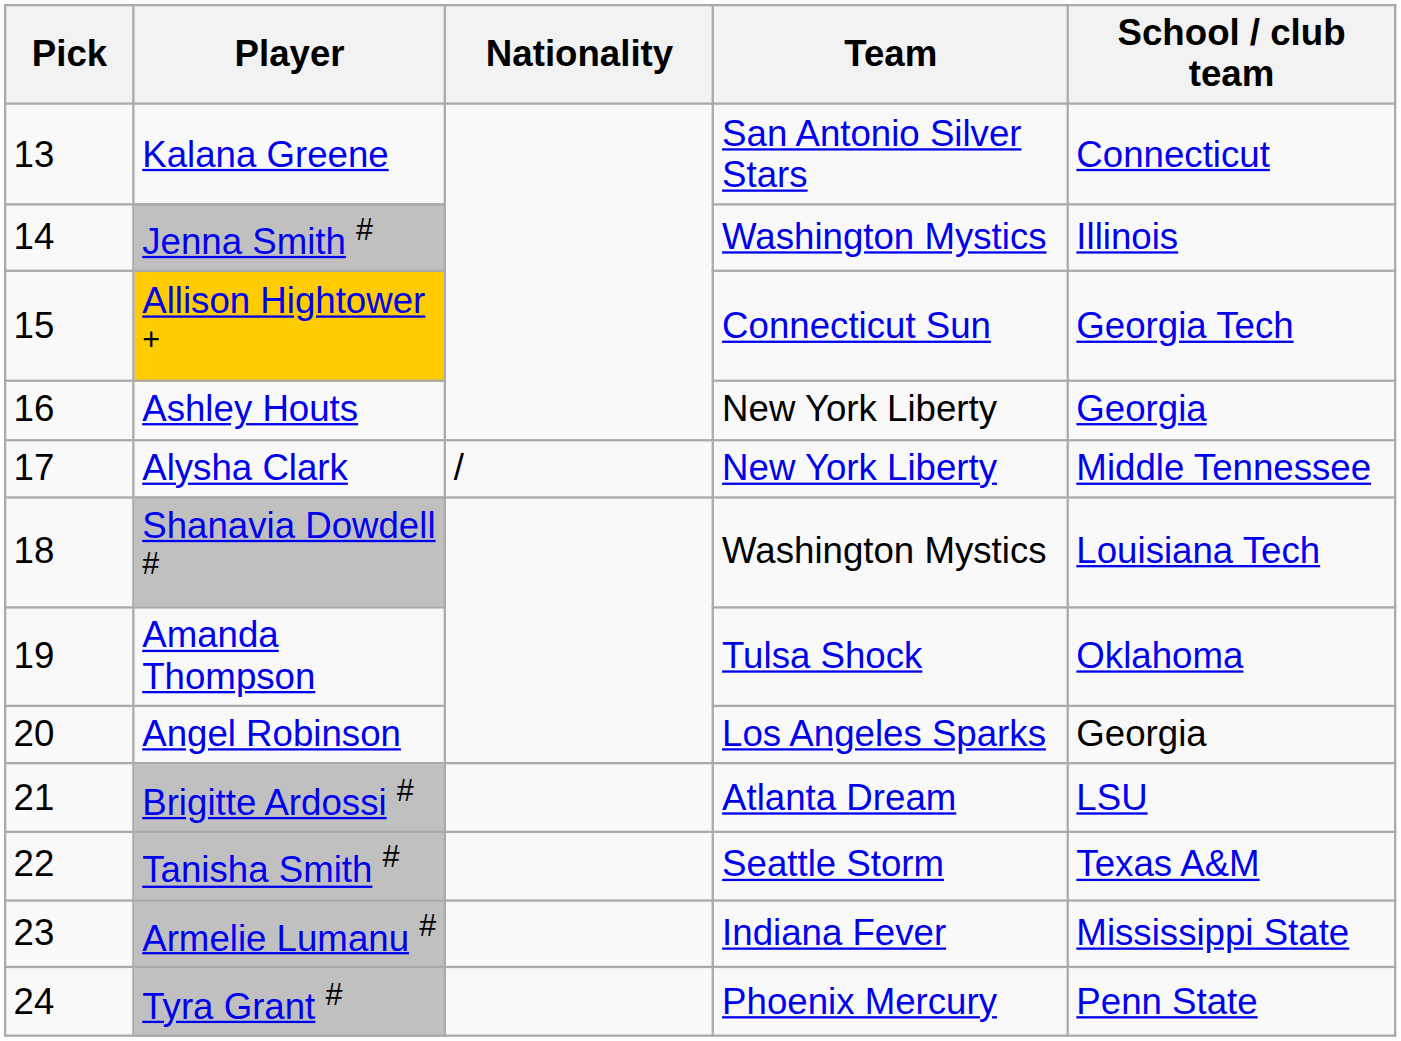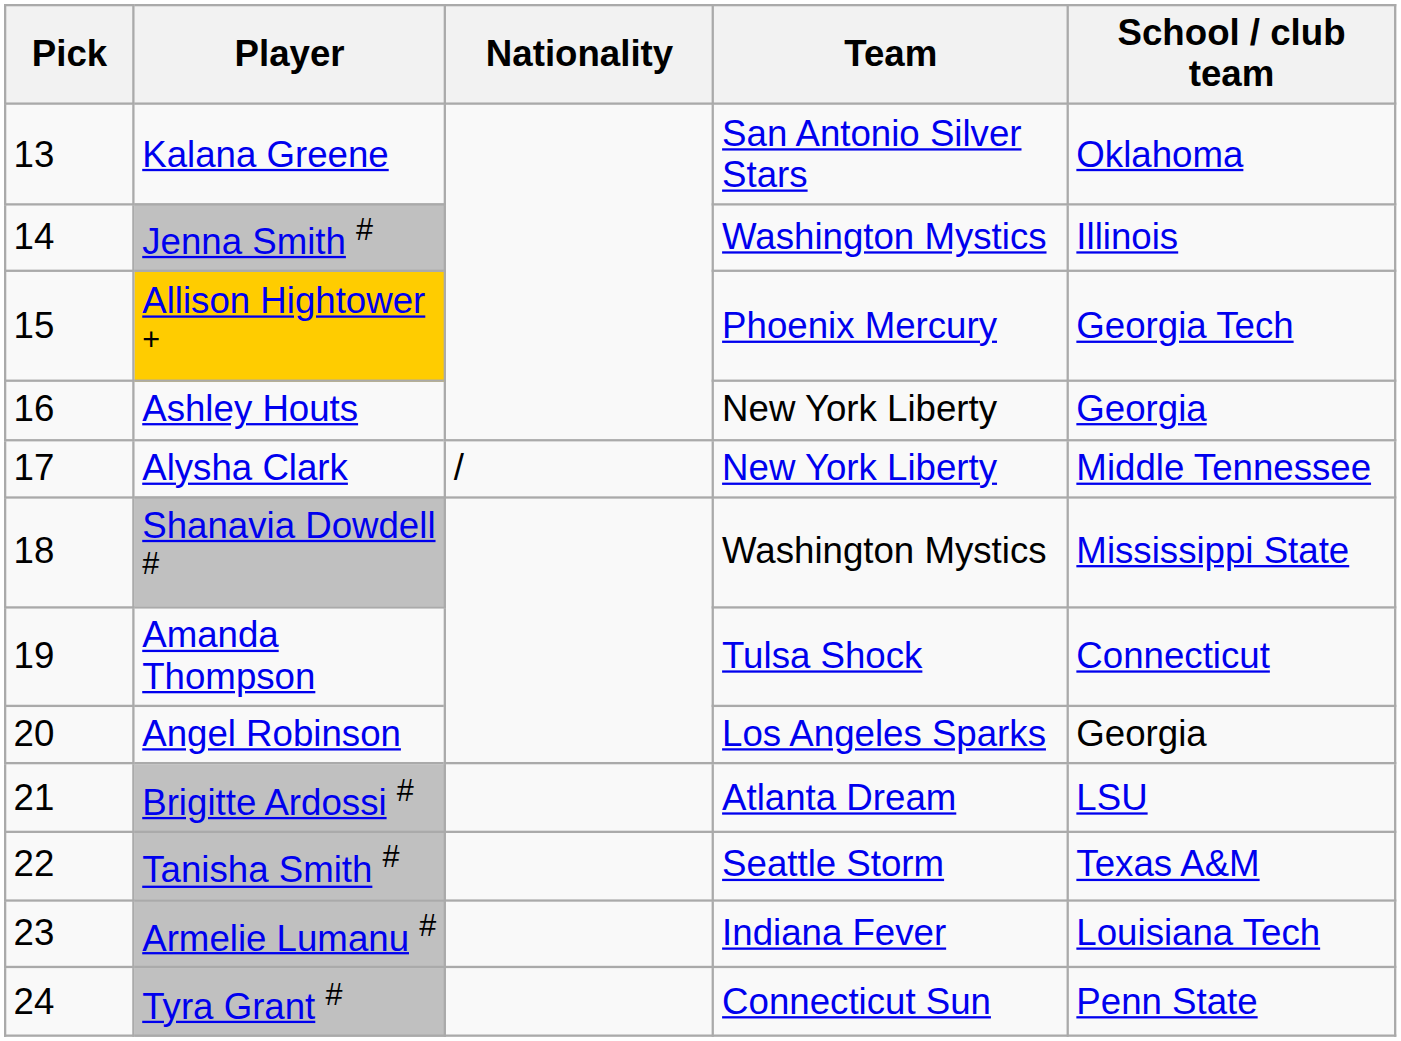(1173, 153) Connecticut -> (1160, 153) Oklahoma
(857, 325) Connecticut Sun -> (860, 325) Phoenix Mercury
(1198, 551) Louisiana Tech -> (1213, 551) Mississippi State
(1160, 655) Oklahoma -> (1173, 655) Connecticut
(1213, 933) Mississippi State -> (1198, 933) Louisiana Tech
(860, 1001) Phoenix Mercury -> (857, 1001) Connecticut Sun
